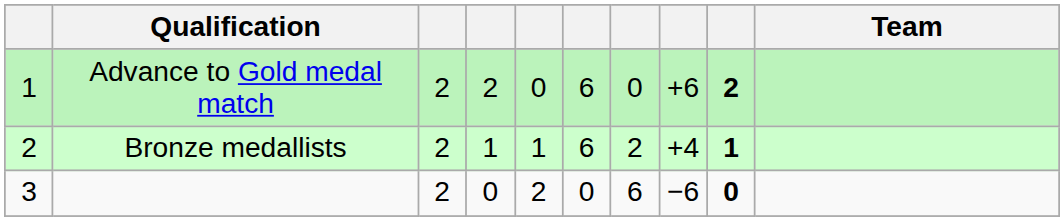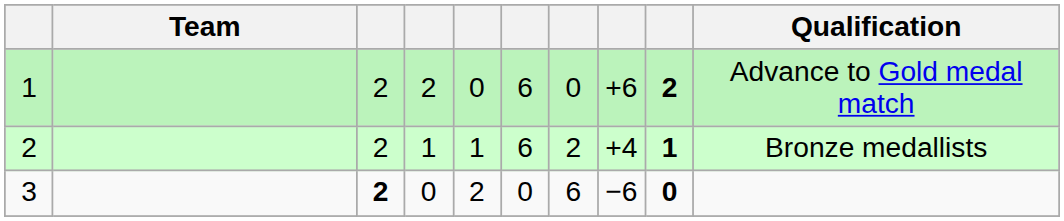columns swapped: (907, 26) <-> (236, 26)
(442, 192) normal -> (381, 192) bold
